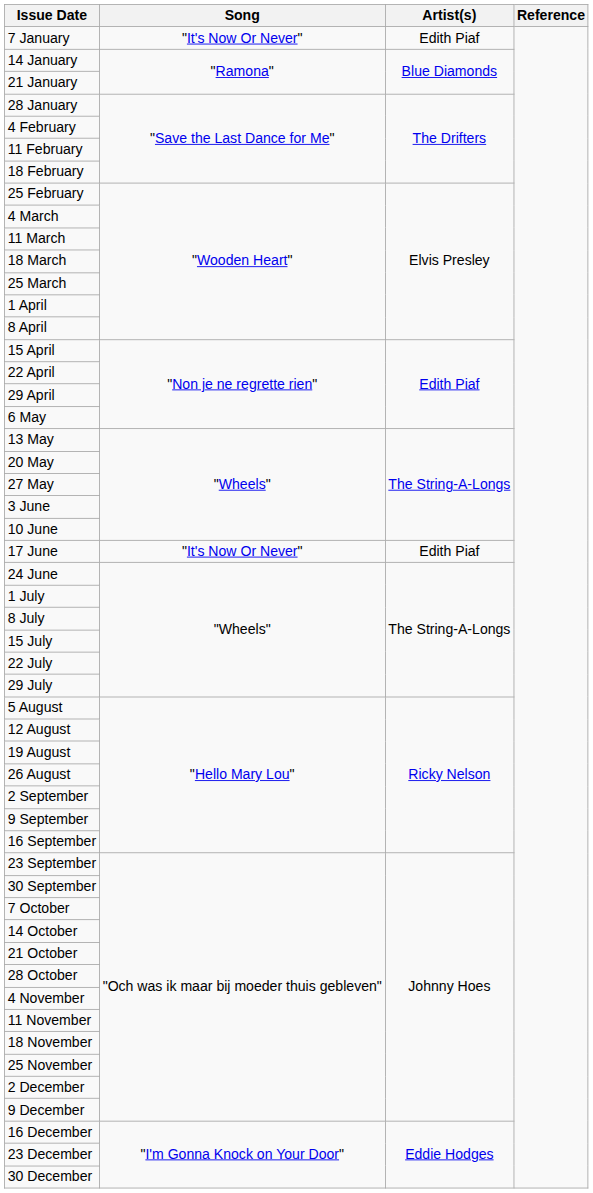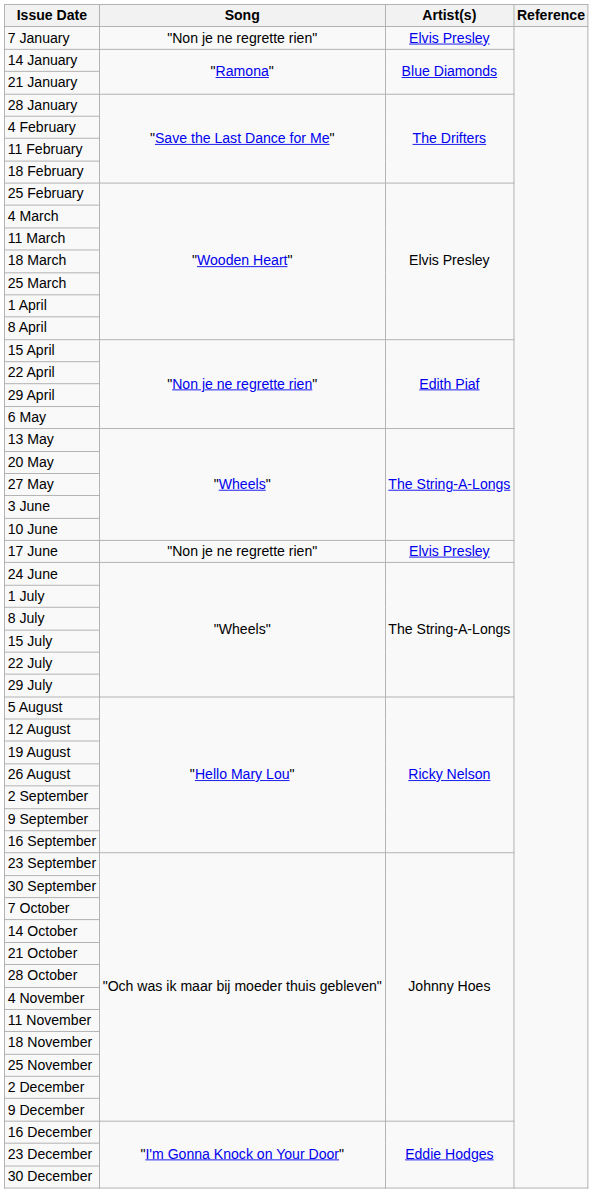(242, 37) "It's Now Or Never" -> (242, 37) "Non je ne regrette rien"
(449, 37) Edith Piaf -> (449, 37) Elvis Presley
(242, 551) "It's Now Or Never" -> (242, 551) "Non je ne regrette rien"
(449, 551) Edith Piaf -> (449, 551) Elvis Presley
